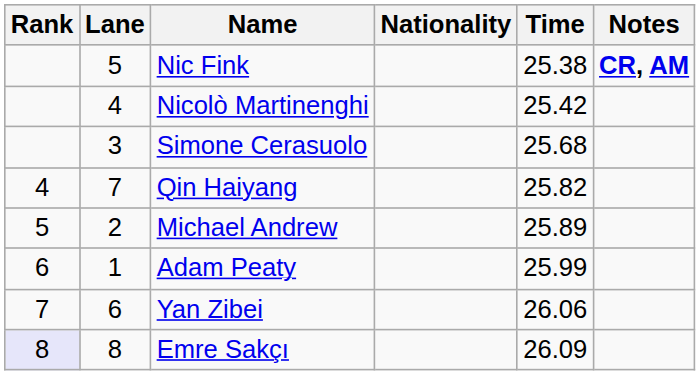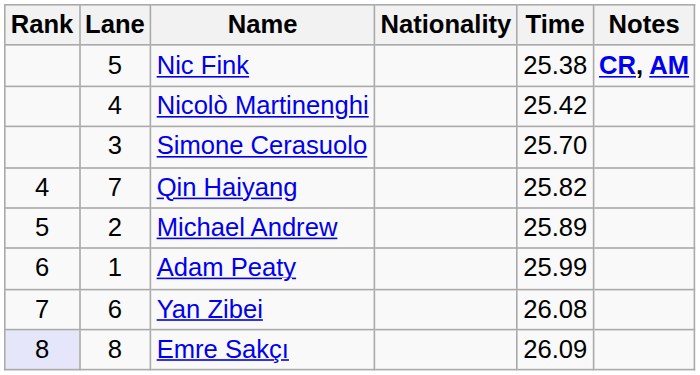(555, 146) 25.68 -> (555, 146) 25.70
(555, 308) 26.06 -> (555, 308) 26.08
